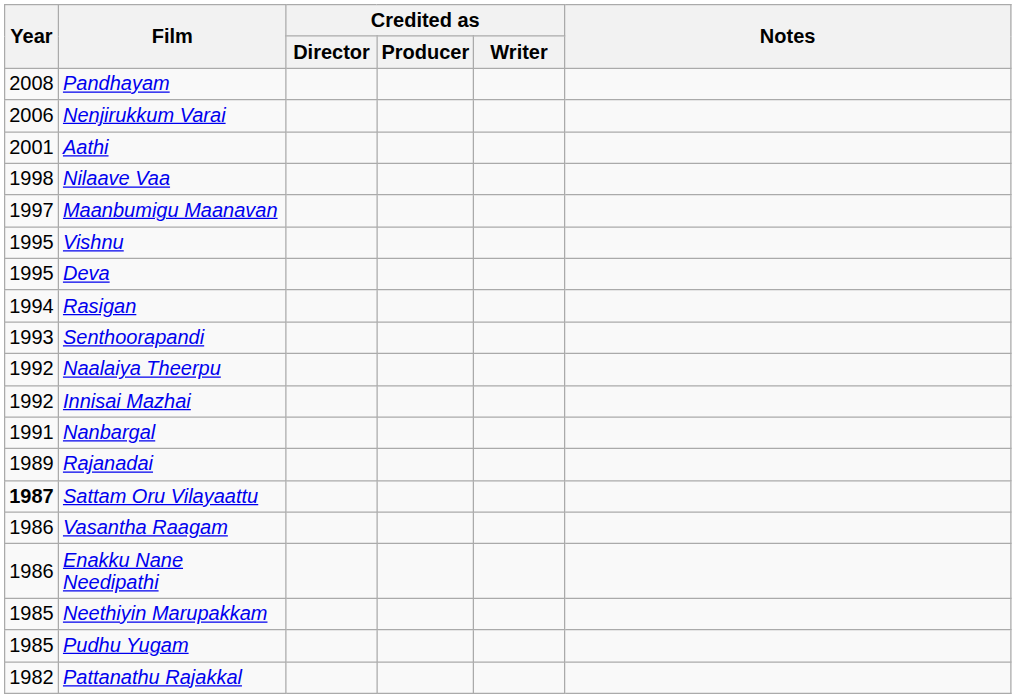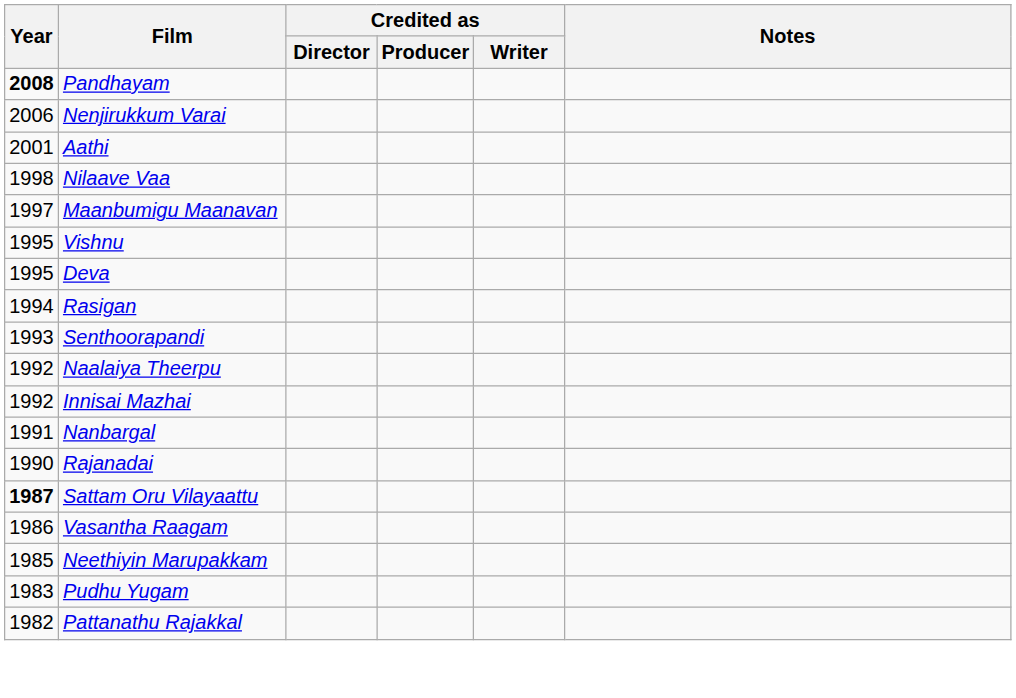(31, 83) normal -> (31, 83) bold
(31, 464) 1989 -> (31, 464) 1990
- row: (123, 570)
(31, 645) 1985 -> (31, 591) 1983
